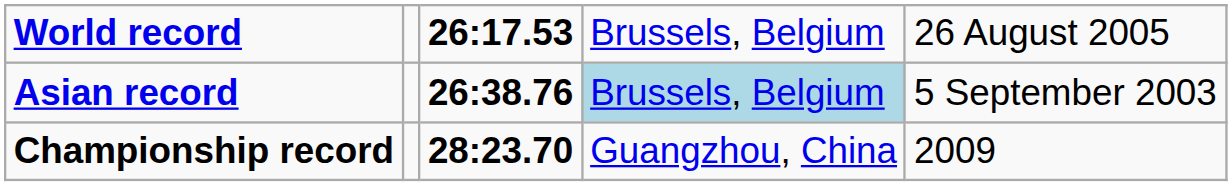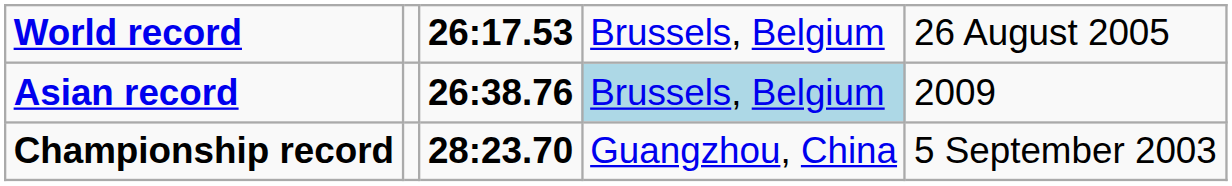(1065, 92) 5 September 2003 -> (955, 92) 2009
(955, 150) 2009 -> (1065, 150) 5 September 2003
